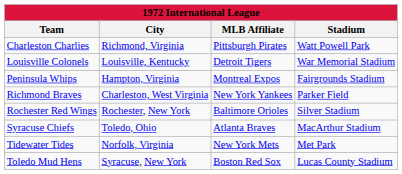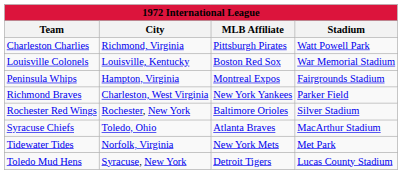(242, 62) Detroit Tigers -> (247, 62) Boston Red Sox
(247, 161) Boston Red Sox -> (242, 161) Detroit Tigers
